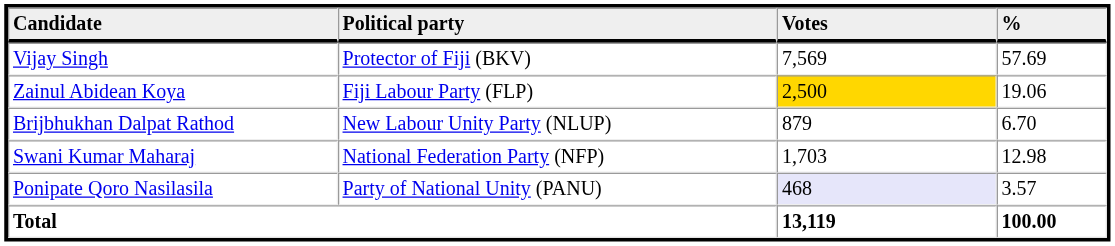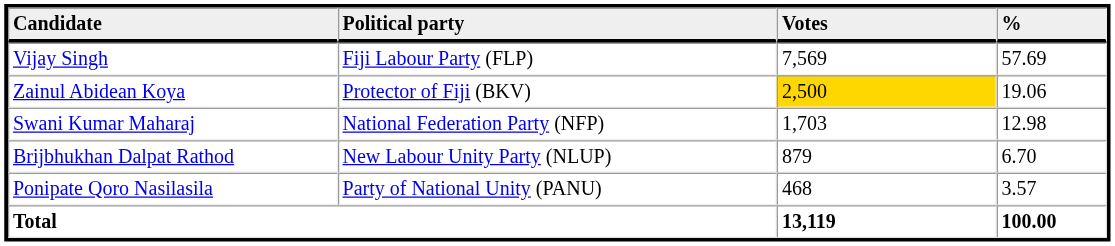(437, 58) Protector of Fiji (BKV) -> (438, 58) Fiji Labour Party (FLP)
(438, 91) Fiji Labour Party (FLP) -> (437, 91) Protector of Fiji (BKV)
rows swapped: (104, 156) <-> (124, 123)
(797, 188) lavender background -> (797, 188) no background
